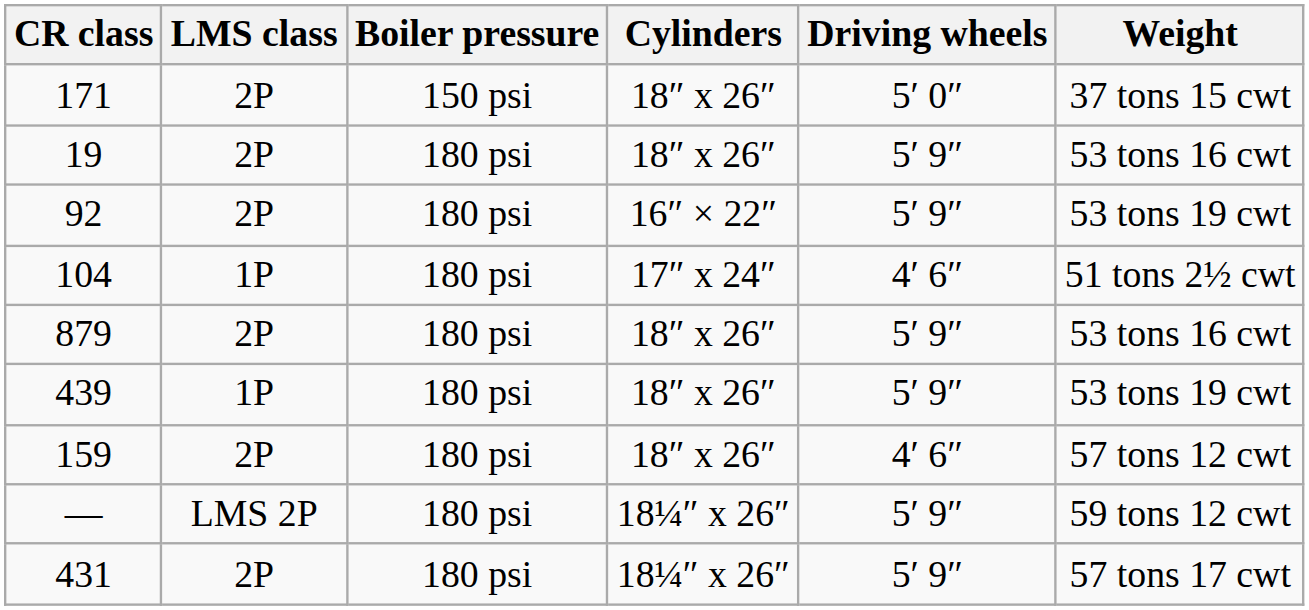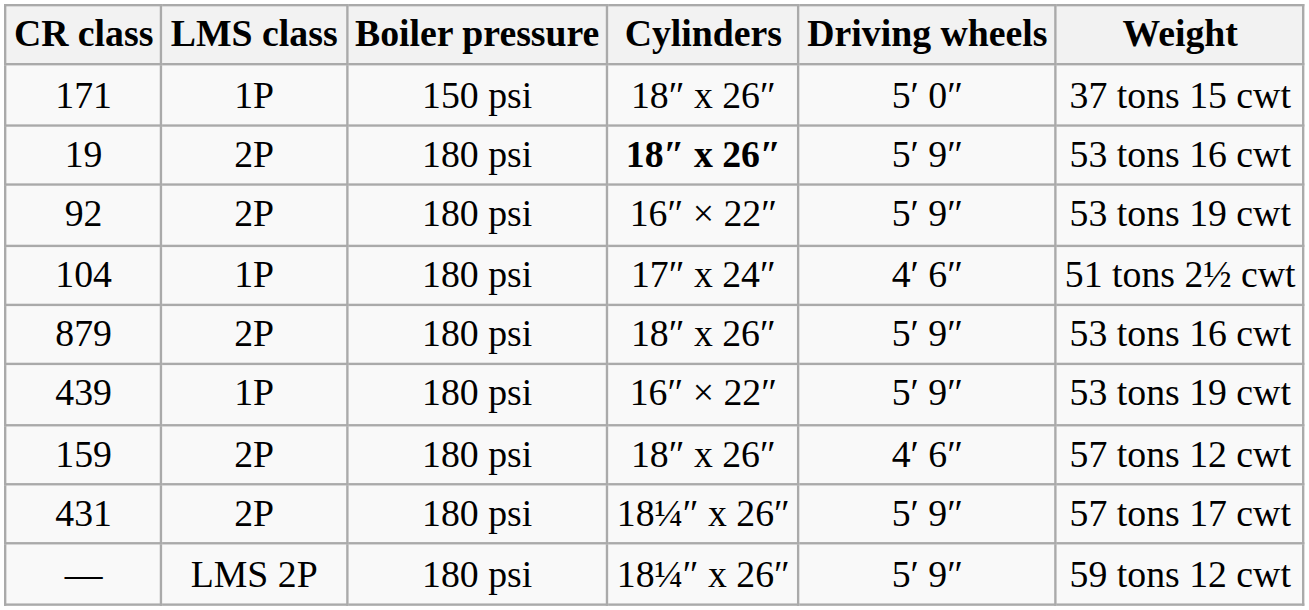(254, 94) 2P -> (254, 94) 1P
(703, 154) normal -> (703, 154) bold
(703, 393) 18″ x 26″ -> (703, 393) 16″ × 22″
rows swapped: (84, 573) <-> (84, 513)
